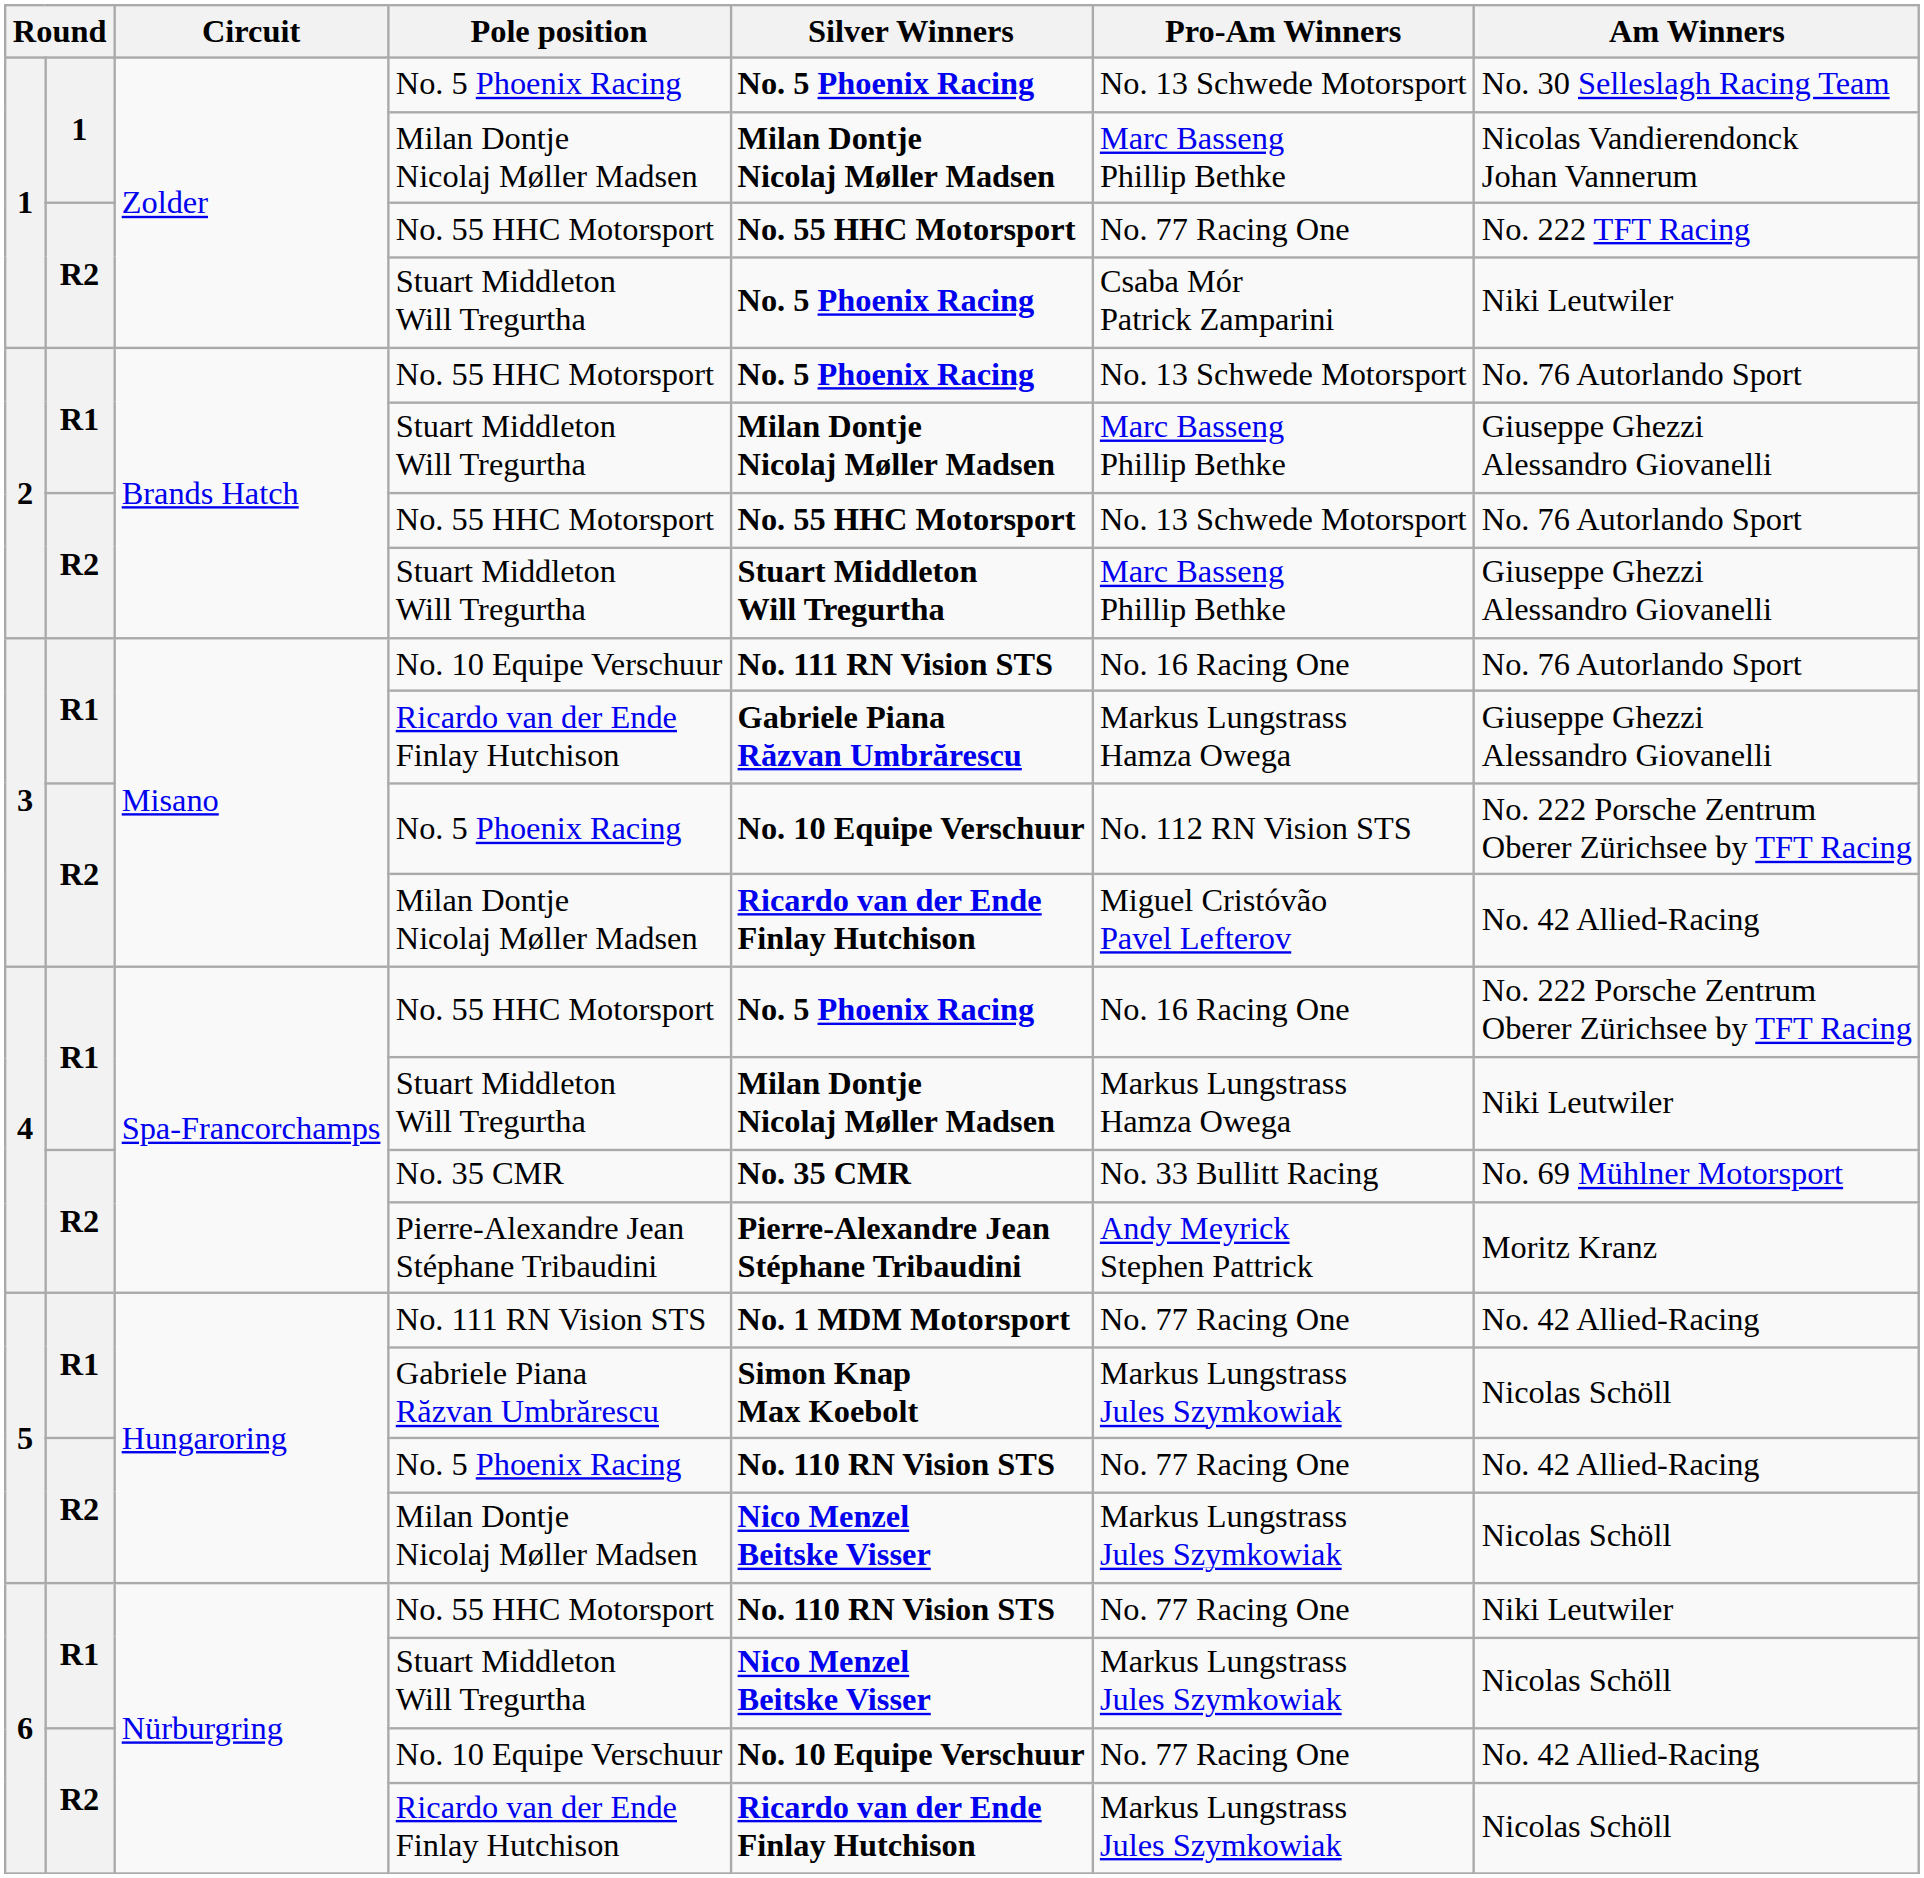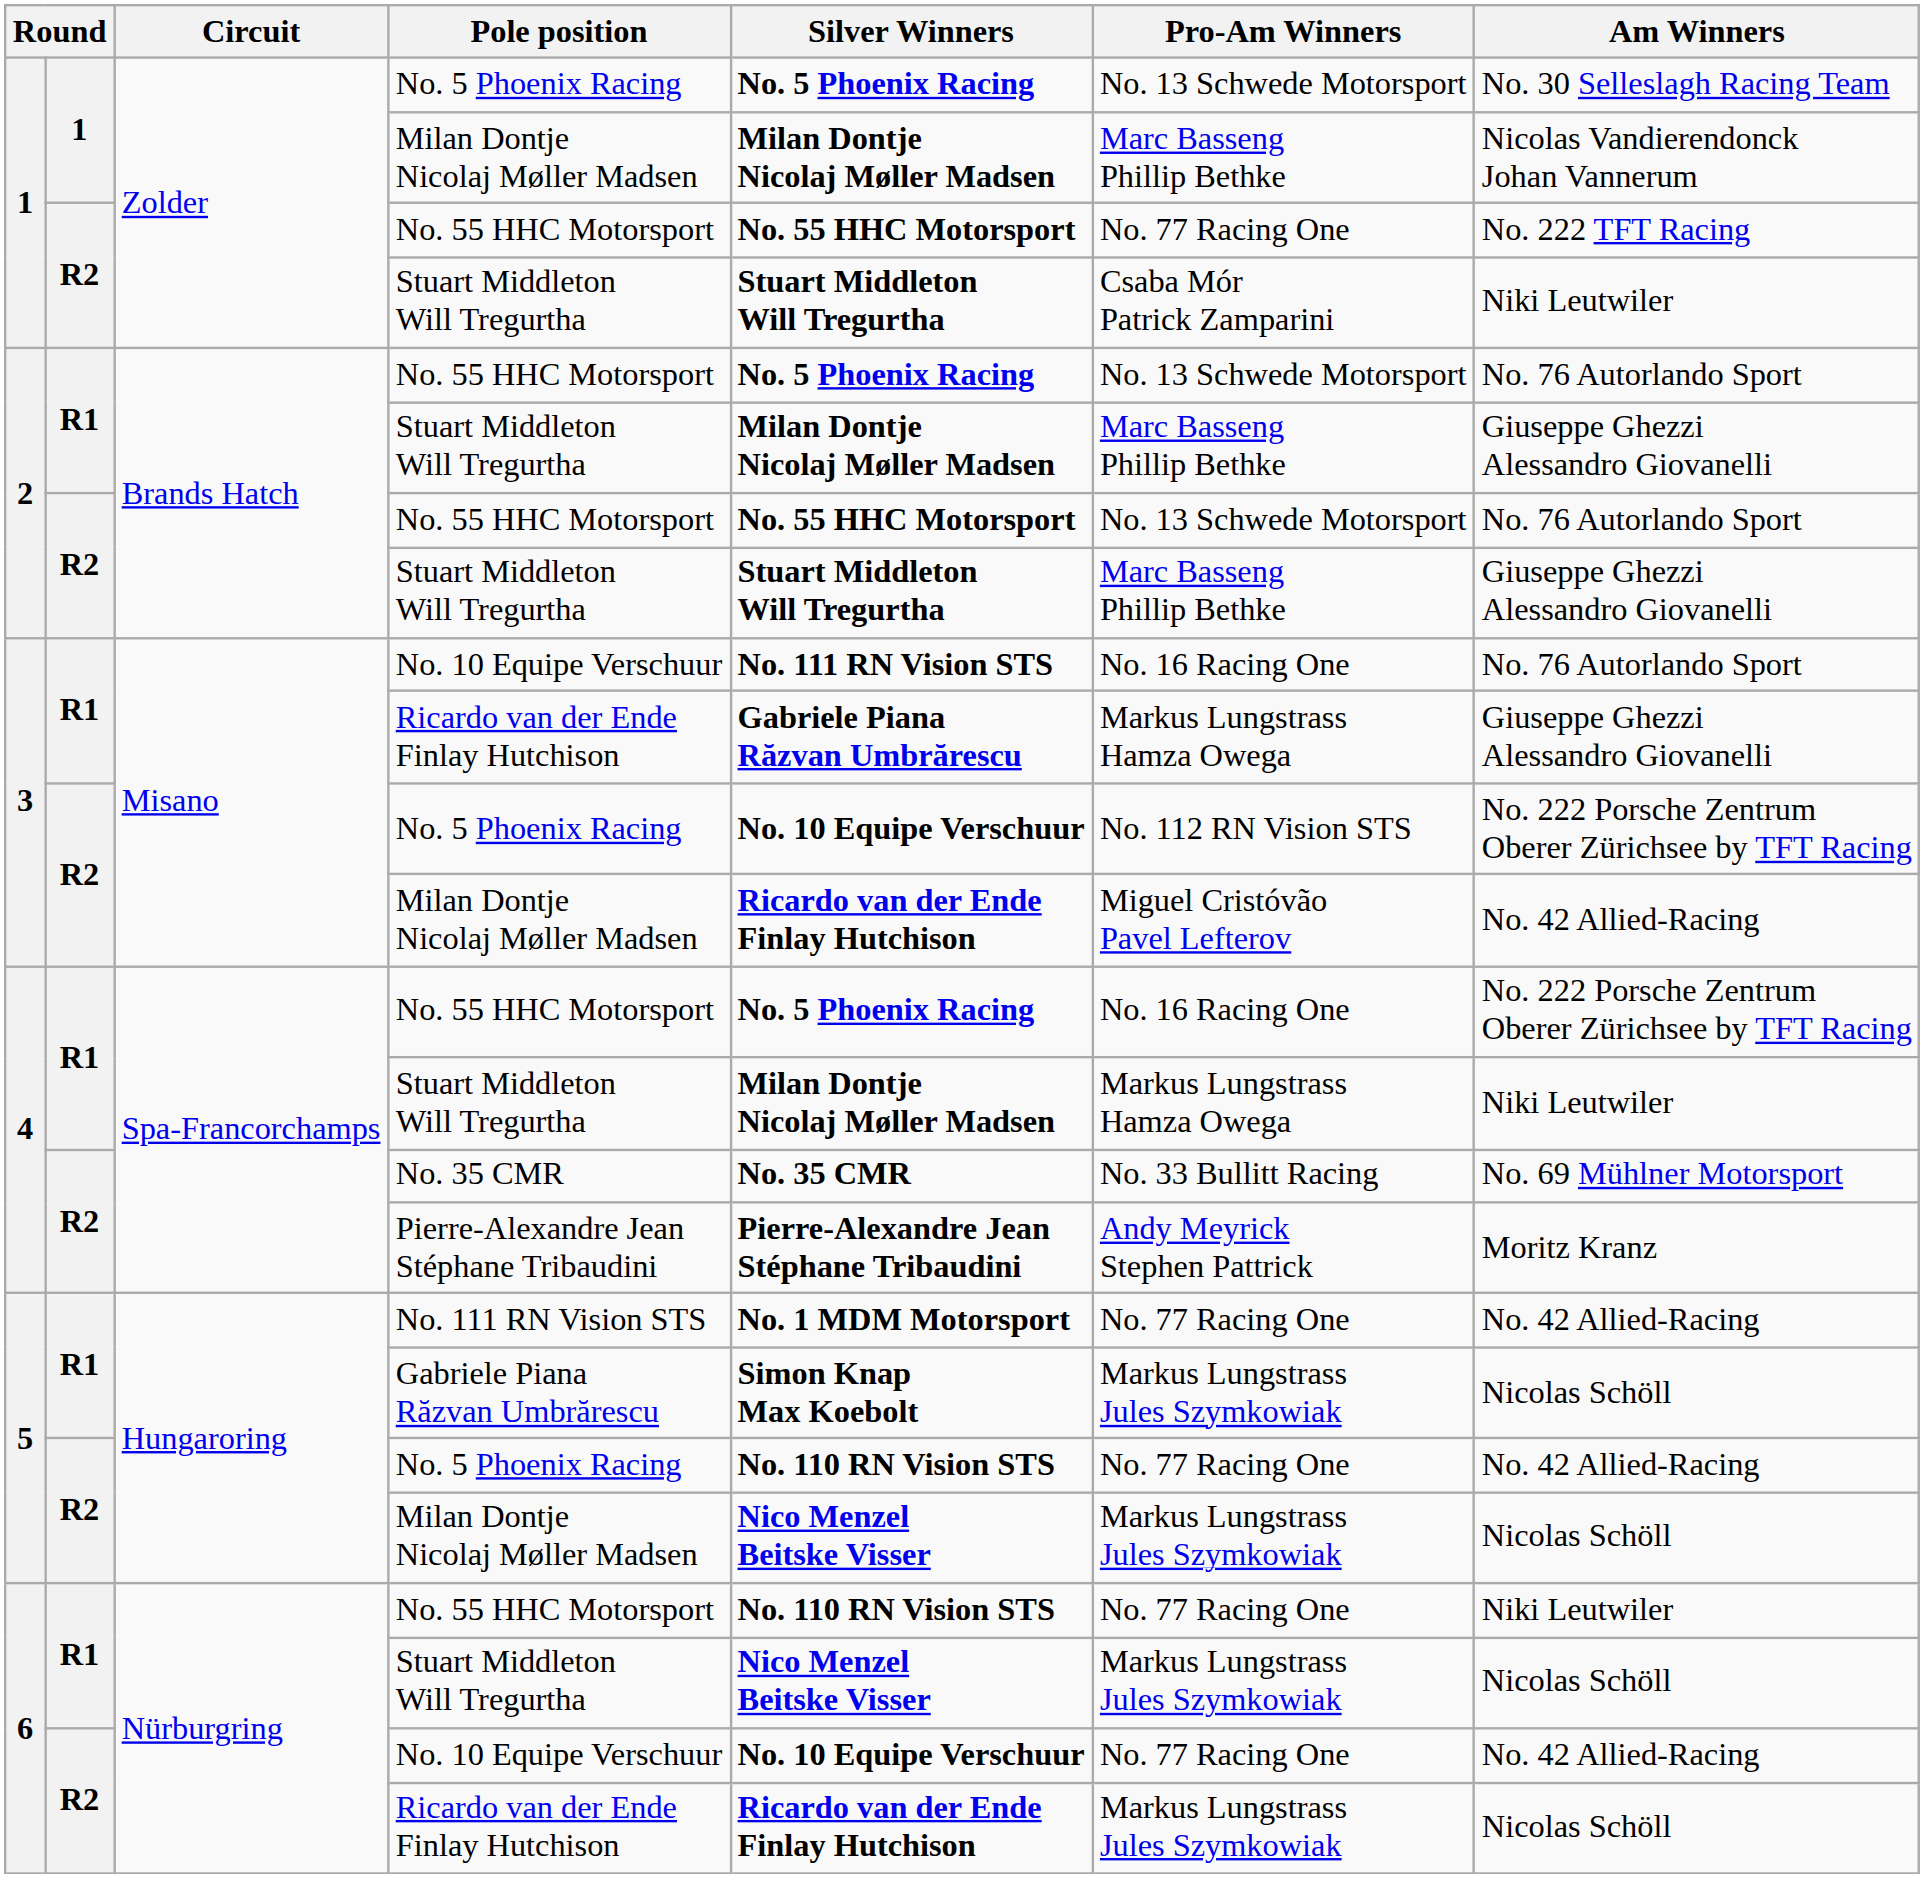(886, 301) No. 5 Phoenix Racing -> (858, 301) Stuart Middleton Will Tregurtha
